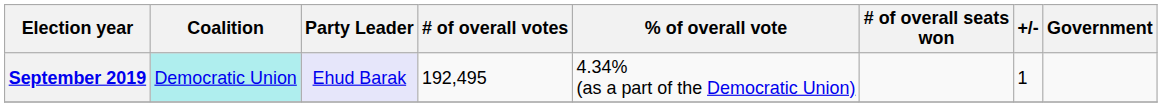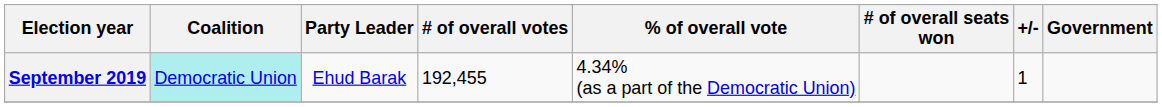(359, 77) lavender background -> (359, 77) no background
(454, 77) 192,495 -> (454, 77) 192,455
